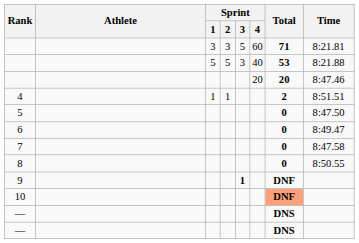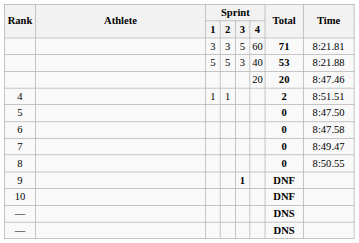(329, 130) 8:49.47 -> (329, 130) 8:47.58
(329, 146) 8:47.58 -> (329, 146) 8:49.47
(284, 197) lightsalmon background -> (284, 197) no background
